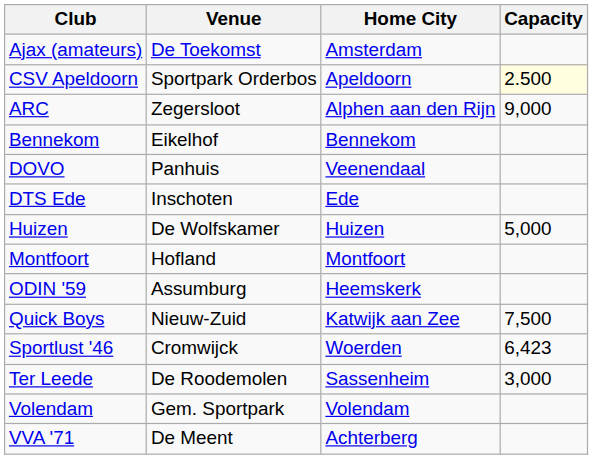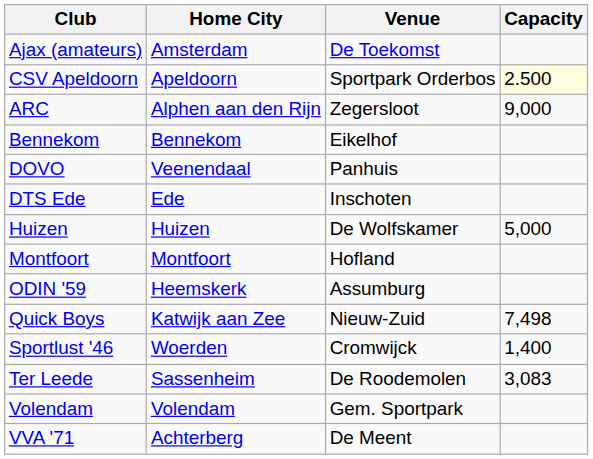columns swapped: (410, 19) <-> (234, 19)
(528, 318) 7,500 -> (528, 318) 7,498
(528, 348) 6,423 -> (528, 348) 1,400
(528, 378) 3,000 -> (528, 378) 3,083
